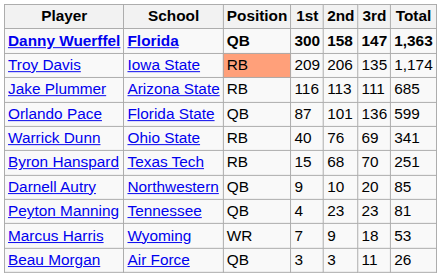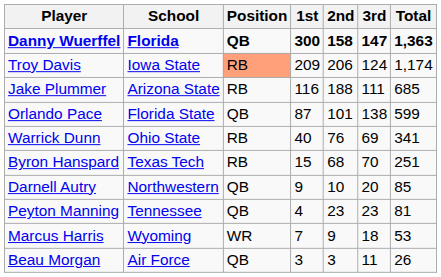(374, 65) 135 -> (374, 65) 124
(339, 89) 113 -> (340, 89) 188
(374, 114) 136 -> (374, 114) 138
